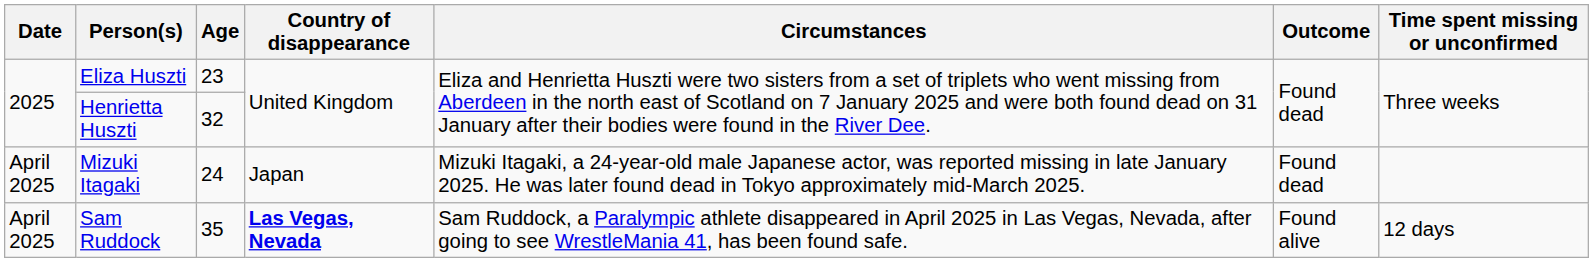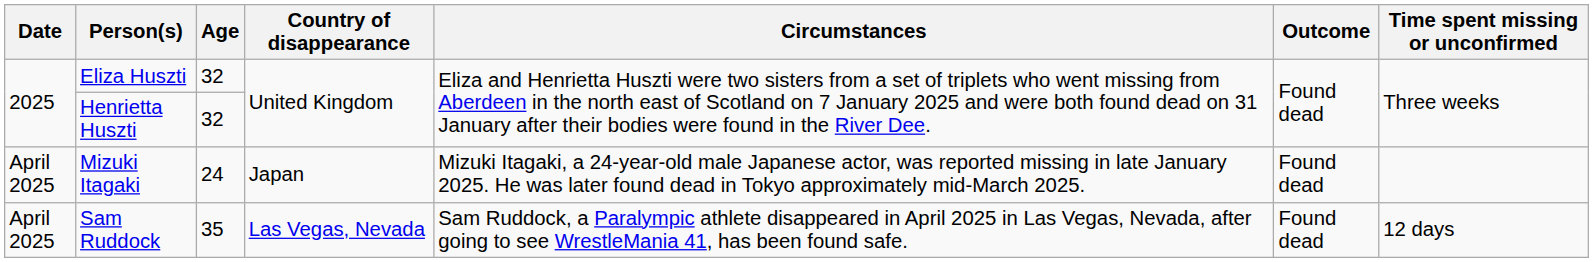(212, 75) 23 -> (212, 75) 32
(301, 229) bold -> (337, 229) normal
(1307, 229) Found alive -> (1307, 229) Found dead
